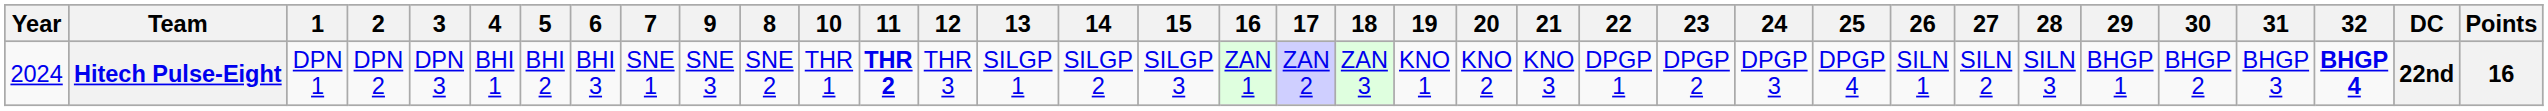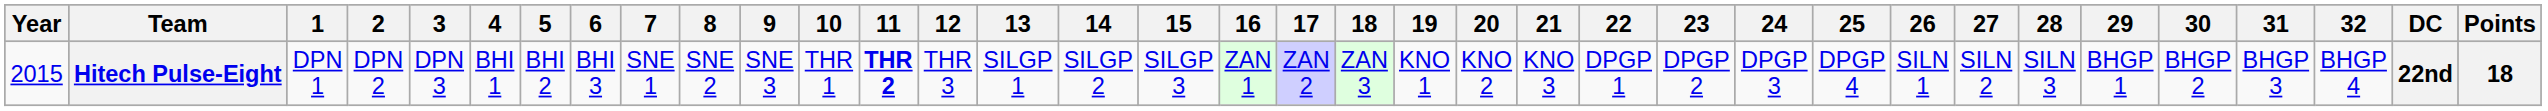columns swapped: (769, 23) <-> (710, 23)
(37, 73) 2024 -> (37, 73) 2015
(2354, 73) bold -> (2354, 73) normal
(2501, 73) 16 -> (2500, 73) 18
